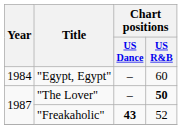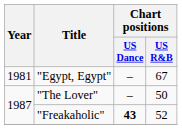(19, 76) 1984 -> (19, 76) 1981
(162, 76) 60 -> (162, 76) 67
(162, 95) bold -> (162, 95) normal
